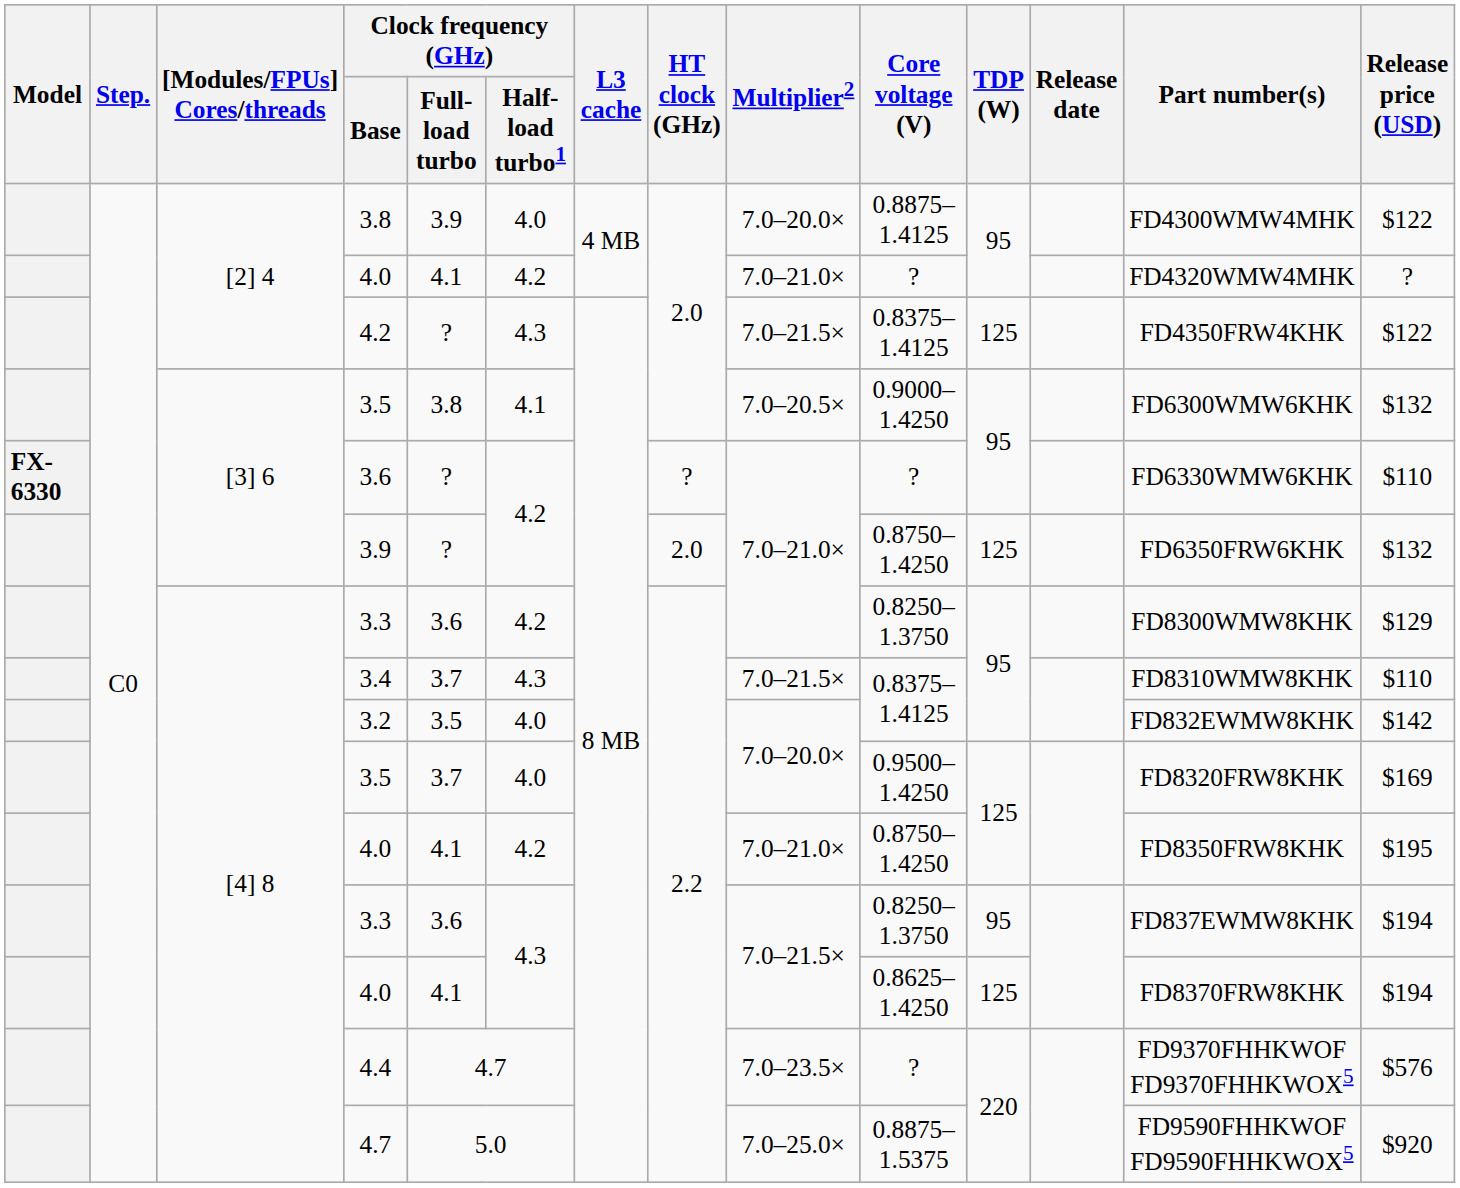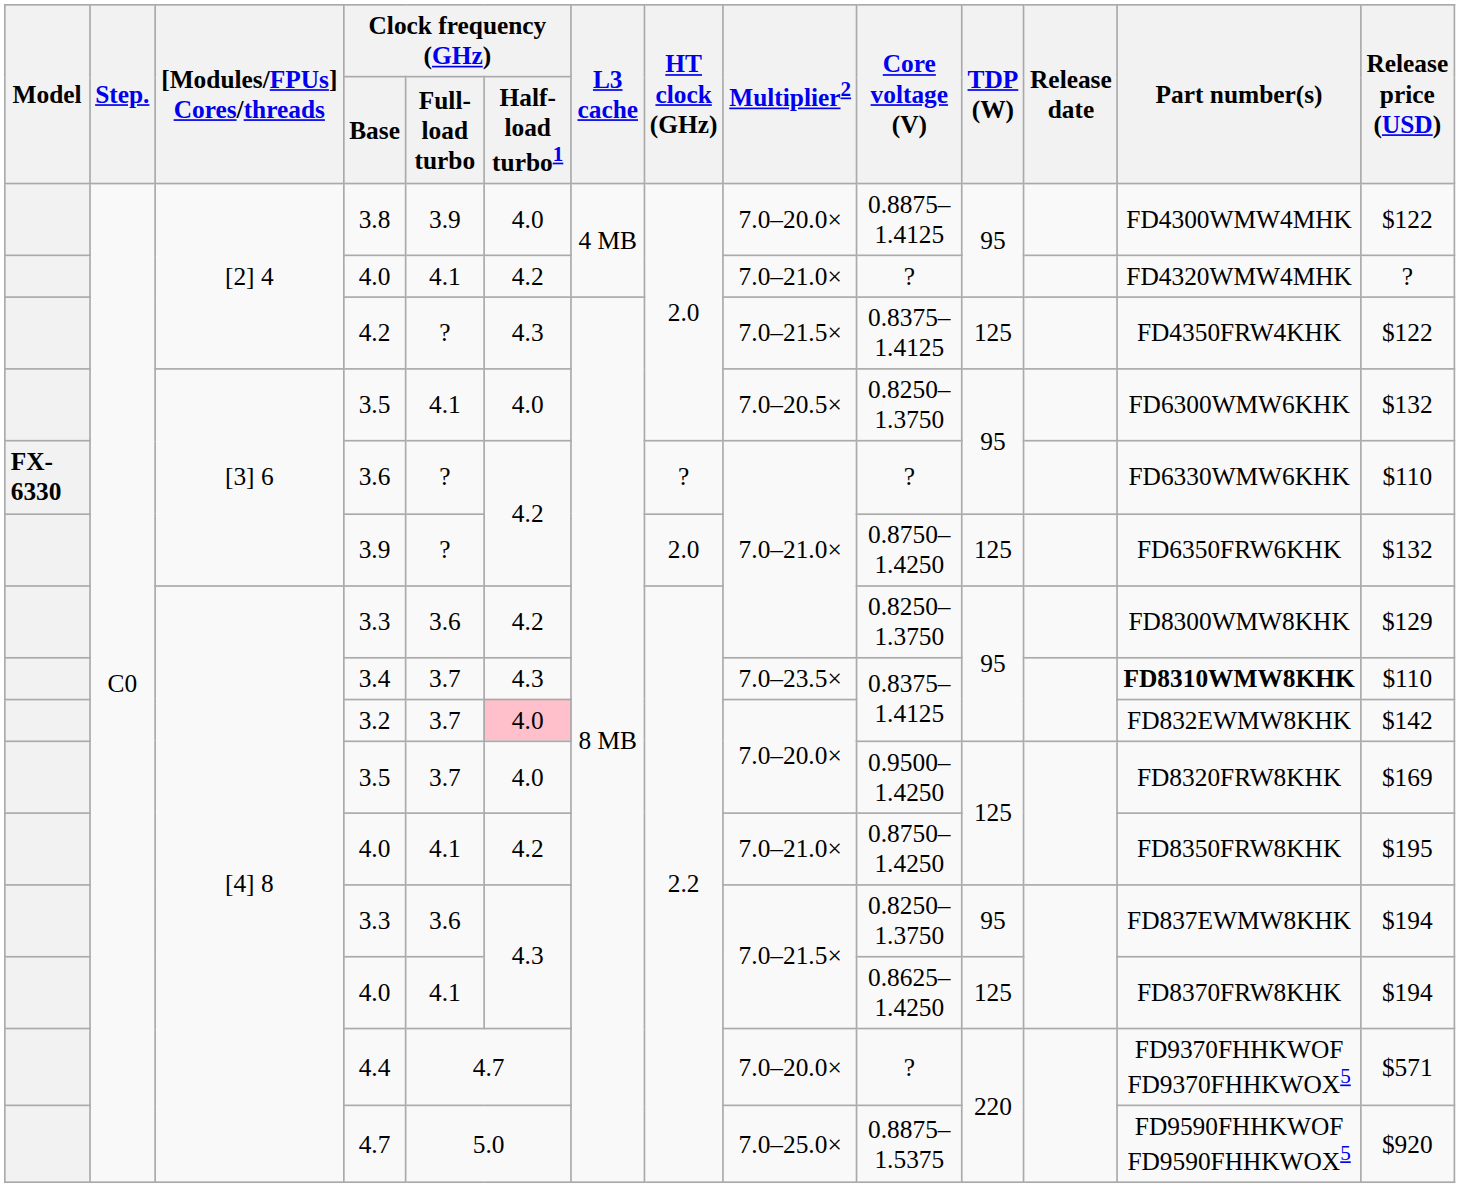(446, 405) 3.8 -> (445, 405) 4.1
(530, 405) 4.1 -> (528, 405) 4.0
(914, 405) 0.9000–1.4250 -> (909, 405) 0.8250–1.3750
(793, 677) 7.0–21.5× -> (790, 677) 7.0–23.5×
(1242, 677) normal -> (1239, 677) bold
(446, 719) 3.5 -> (445, 719) 3.7
(530, 719) no background -> (528, 719) pink background
(793, 1066) 7.0–23.5× -> (790, 1066) 7.0–20.0×
(1407, 1066) $576 -> (1407, 1066) $571
